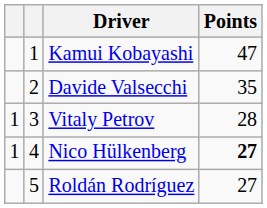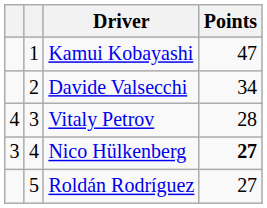(247, 86) 35 -> (247, 86) 34
(14, 119) 1 -> (14, 119) 4
(14, 152) 1 -> (14, 152) 3
